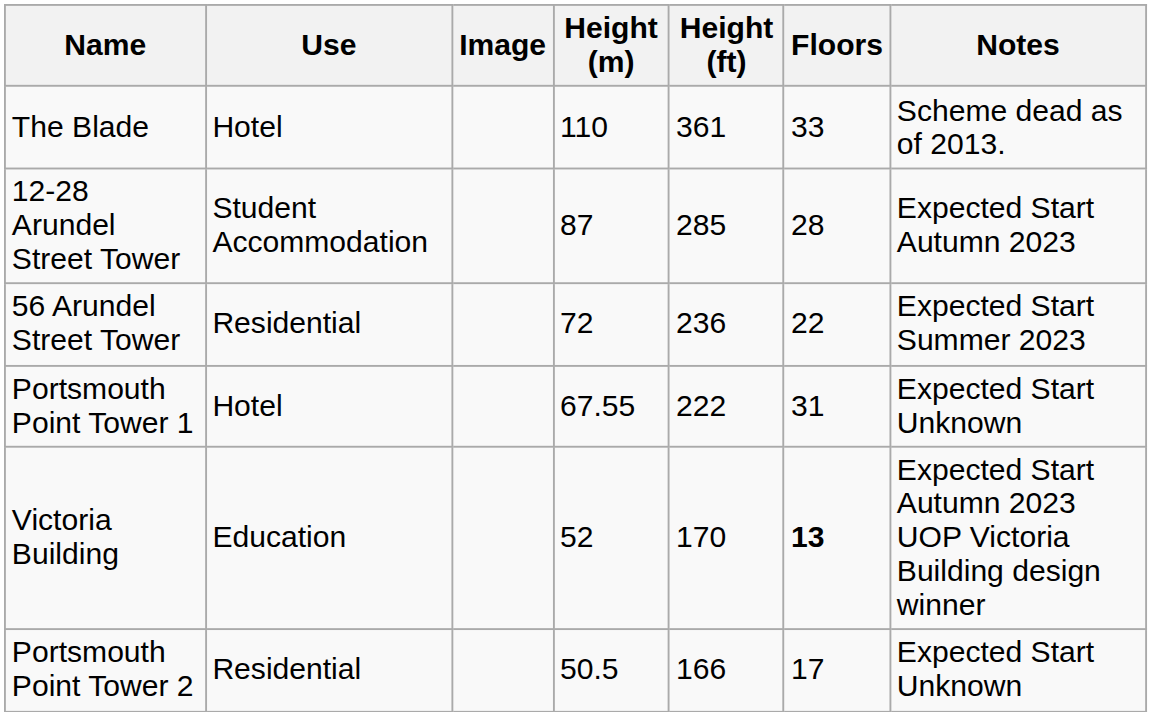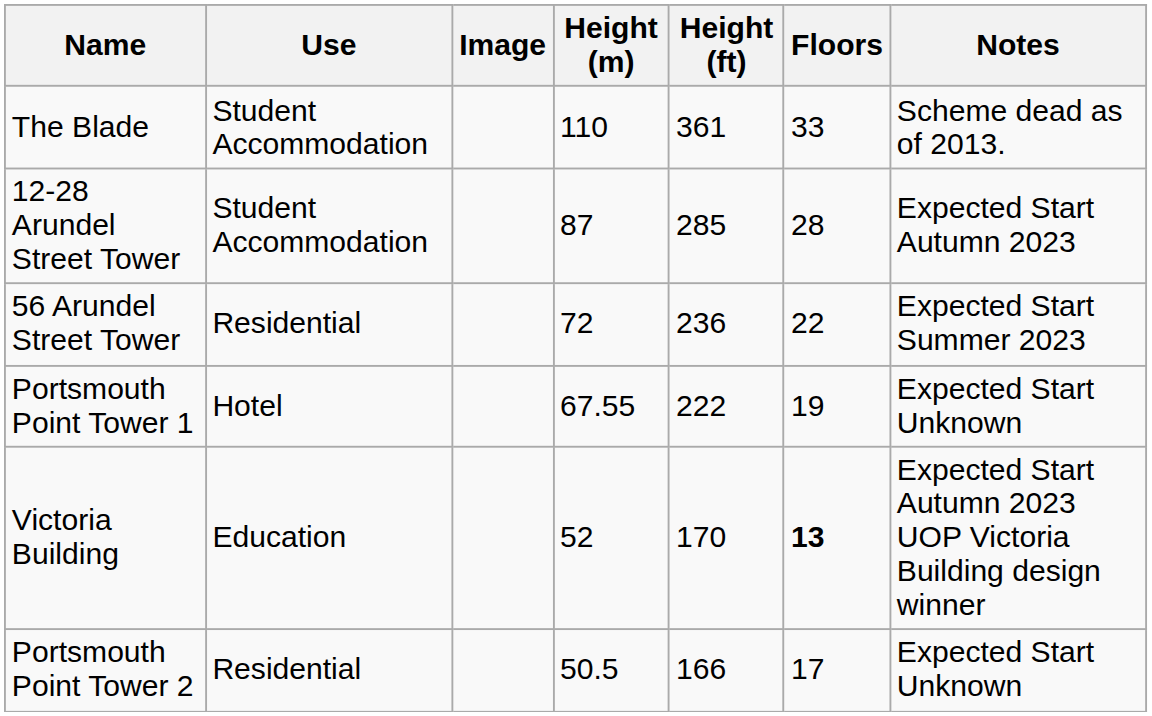(248, 126) Hotel -> (320, 126) Student Accommodation
(808, 405) 31 -> (808, 405) 19
